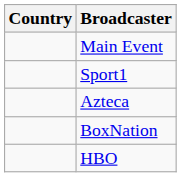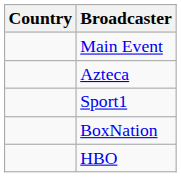rows swapped: (104, 74) <-> (105, 102)
